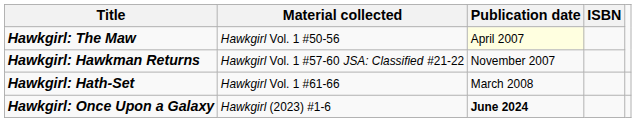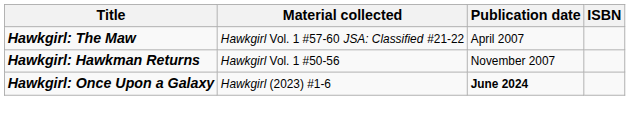(280, 39) Hawkgirl Vol. 1 #50-56 -> (343, 38) Hawkgirl Vol. 1 #57-60 JSA: Classified #21-22
(497, 39) lightyellow background -> (497, 39) no background
(343, 60) Hawkgirl Vol. 1 #57-60 JSA: Classified #21-22 -> (280, 61) Hawkgirl Vol. 1 #50-56
- row: (71, 83)
